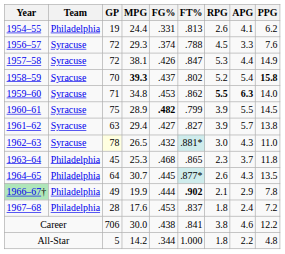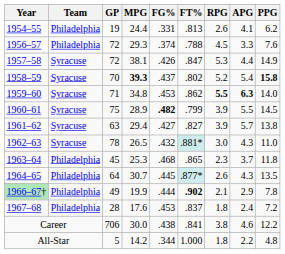(69, 45) Syracuse -> (75, 45) Philadelphia
(115, 143) lightyellow background -> (115, 143) no background
